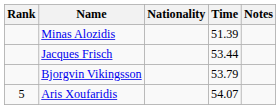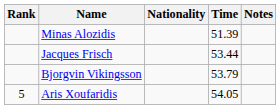(225, 94) 54.07 -> (225, 94) 54.05
